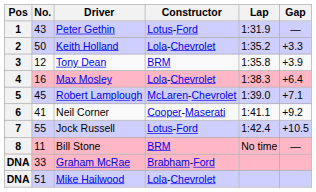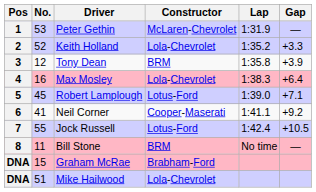(40, 29) 43 -> (40, 29) 53
(173, 29) Lotus-Ford -> (192, 29) McLaren-Chevrolet
(40, 46) 50 -> (40, 46) 52
(192, 96) McLaren-Chevrolet -> (173, 96) Lotus-Ford
(40, 162) 33 -> (40, 162) 15
